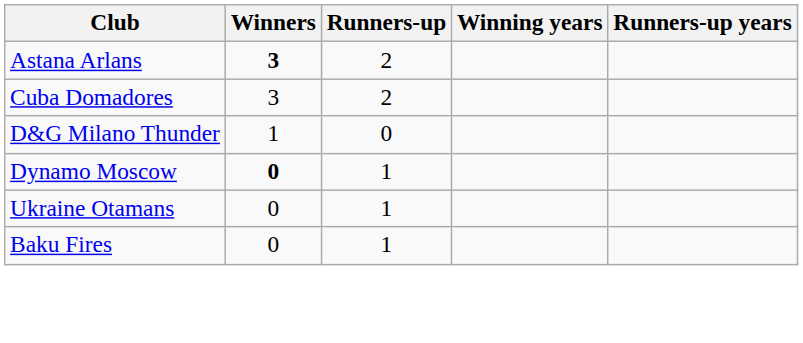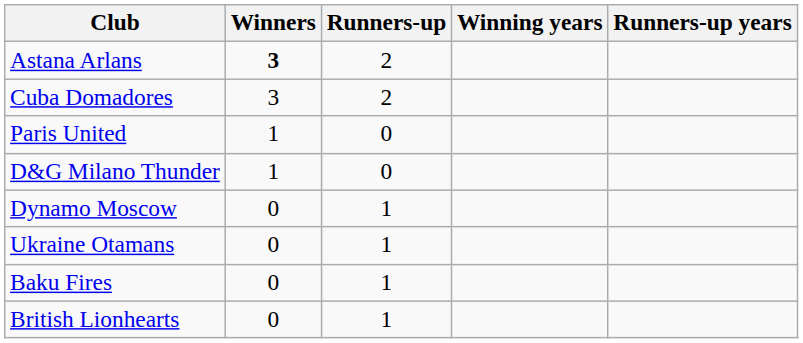+ row: (68, 134)
(273, 171) bold -> (273, 208) normal
+ row: (95, 319)
